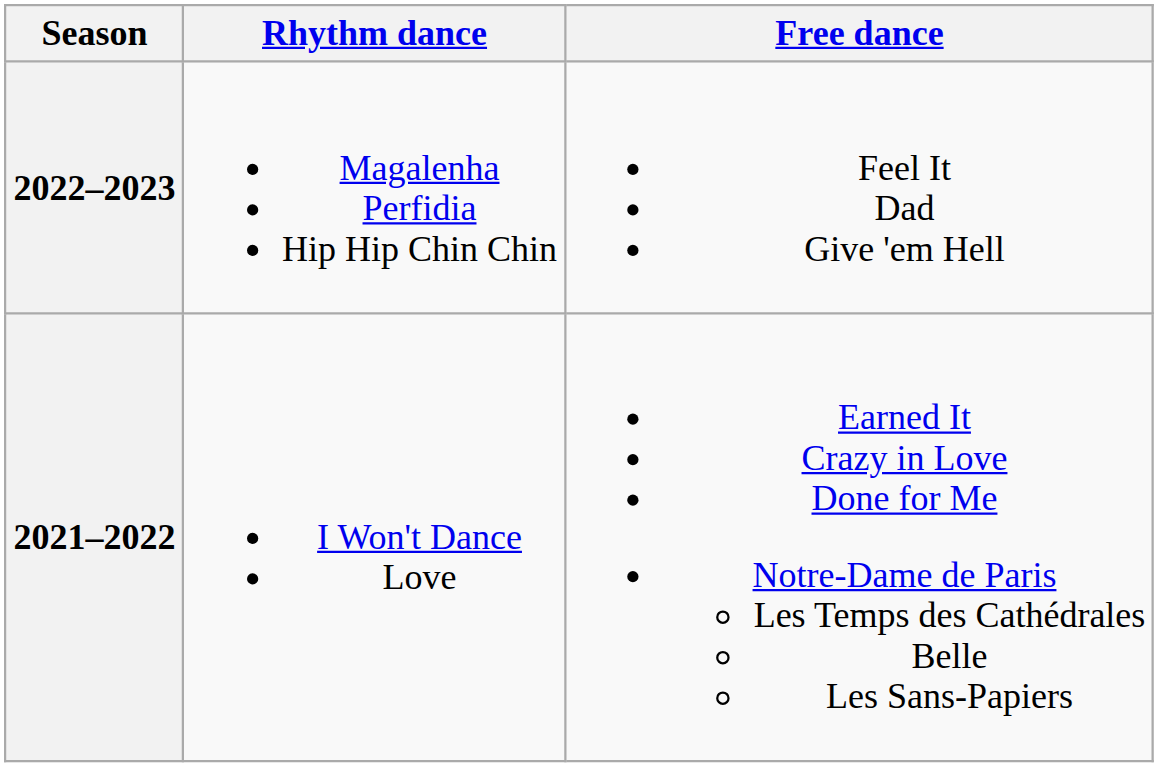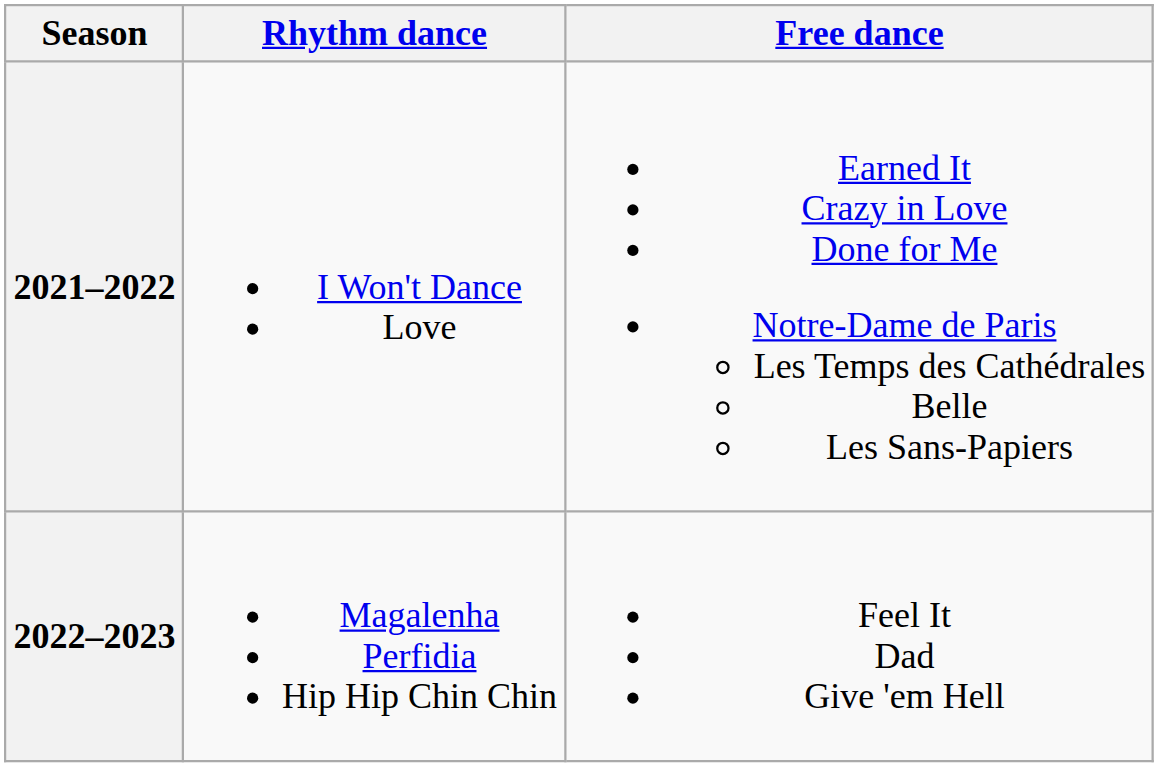rows swapped: (94, 186) <-> (94, 536)
